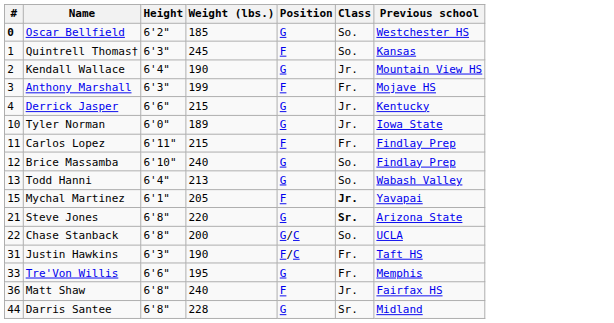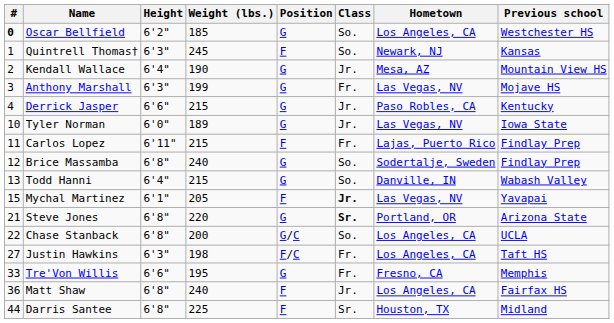+ column: (436, 13)
(283, 87) F -> (283, 87) G
(160, 161) 6'10" -> (157, 161) 6'8"
(198, 180) 213 -> (198, 180) 215
(14, 254) 31 -> (14, 254) 27
(198, 254) 190 -> (198, 254) 198
(198, 309) 228 -> (198, 309) 225
(283, 309) G -> (283, 309) F
